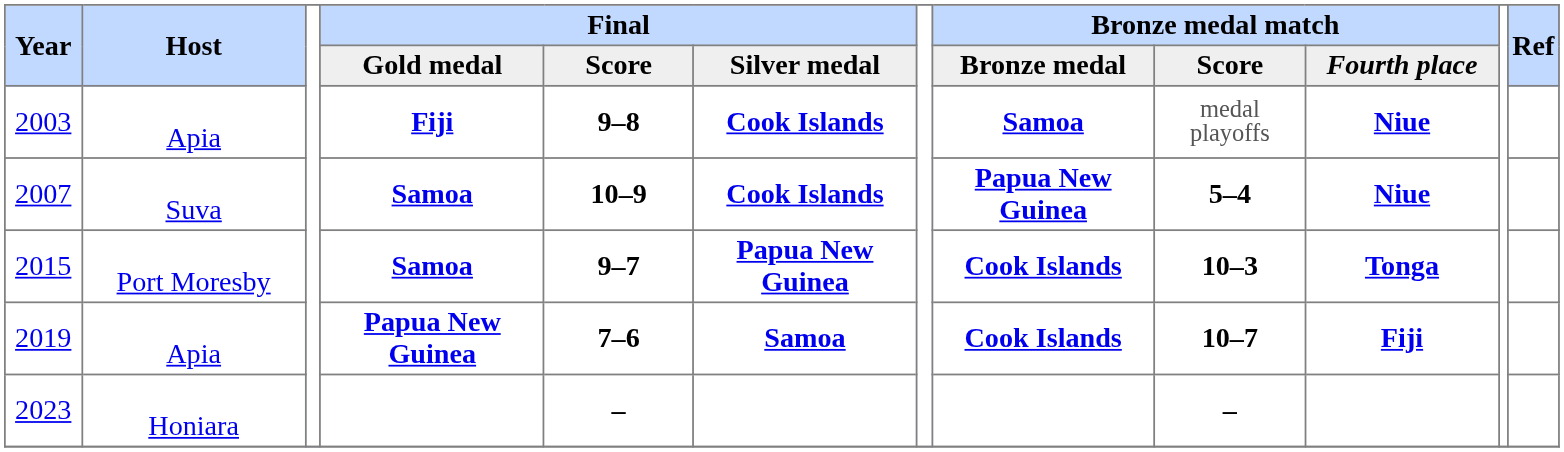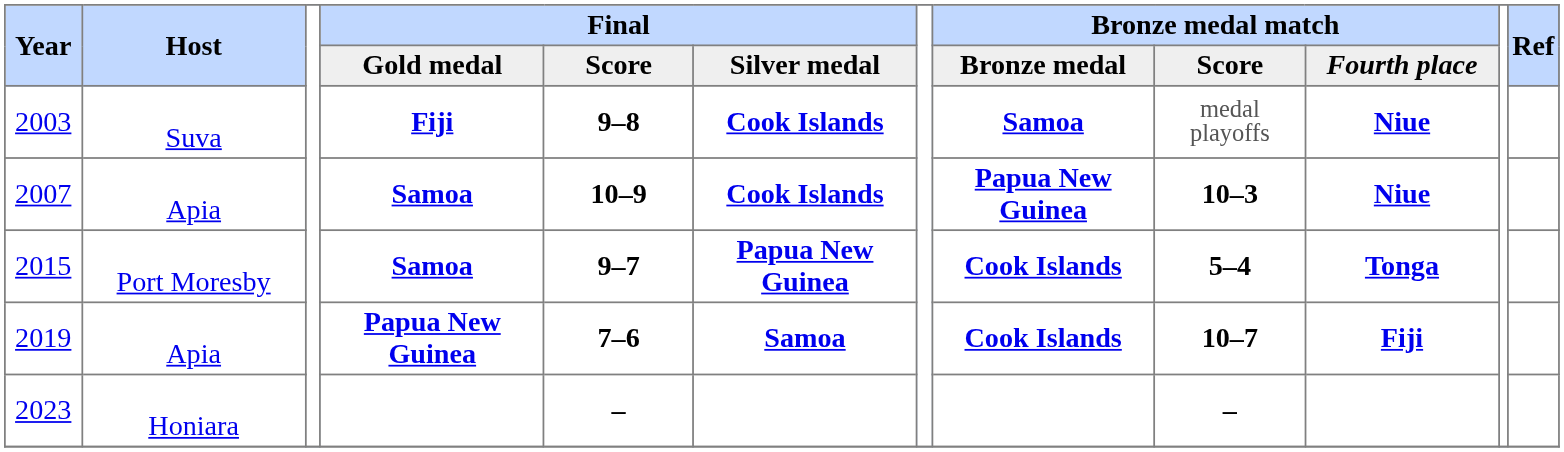(194, 137) Apia -> (194, 137) Suva
(194, 209) Suva -> (194, 209) Apia
(1230, 193) 5–4 -> (1230, 193) 10–3
(1230, 265) 10–3 -> (1230, 265) 5–4
